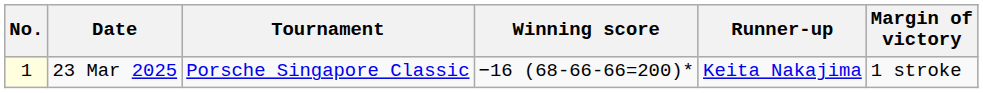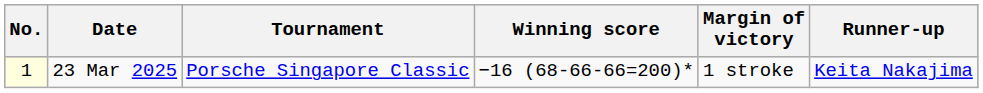columns swapped: (922, 31) <-> (782, 31)
